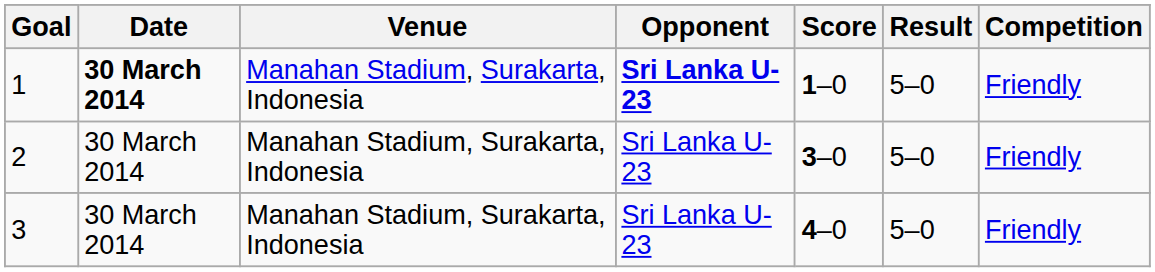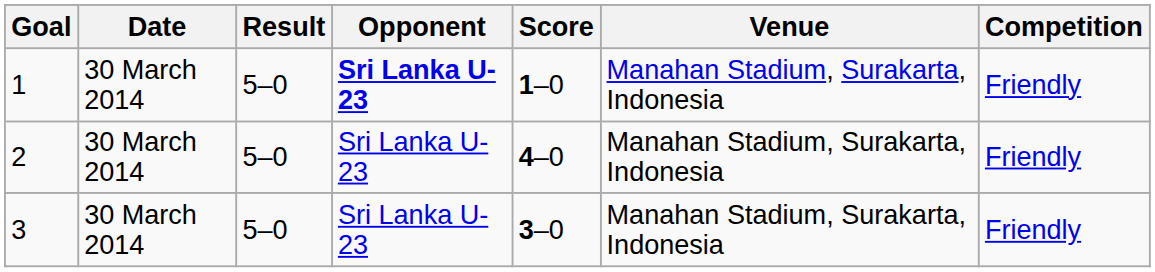columns swapped: (427, 27) <-> (931, 27)
(143, 85) bold -> (141, 85) normal
(824, 157) 3–0 -> (541, 157) 4–0
(824, 230) 4–0 -> (541, 230) 3–0
